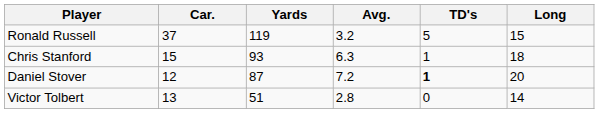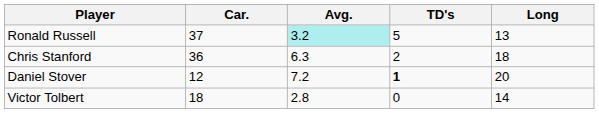- column: (289, 14)
(345, 35) no background -> (300, 35) paleturquoise background
(517, 35) 15 -> (502, 35) 13
(169, 56) 15 -> (196, 56) 36
(426, 56) 1 -> (396, 56) 2
(169, 98) 13 -> (196, 98) 18
